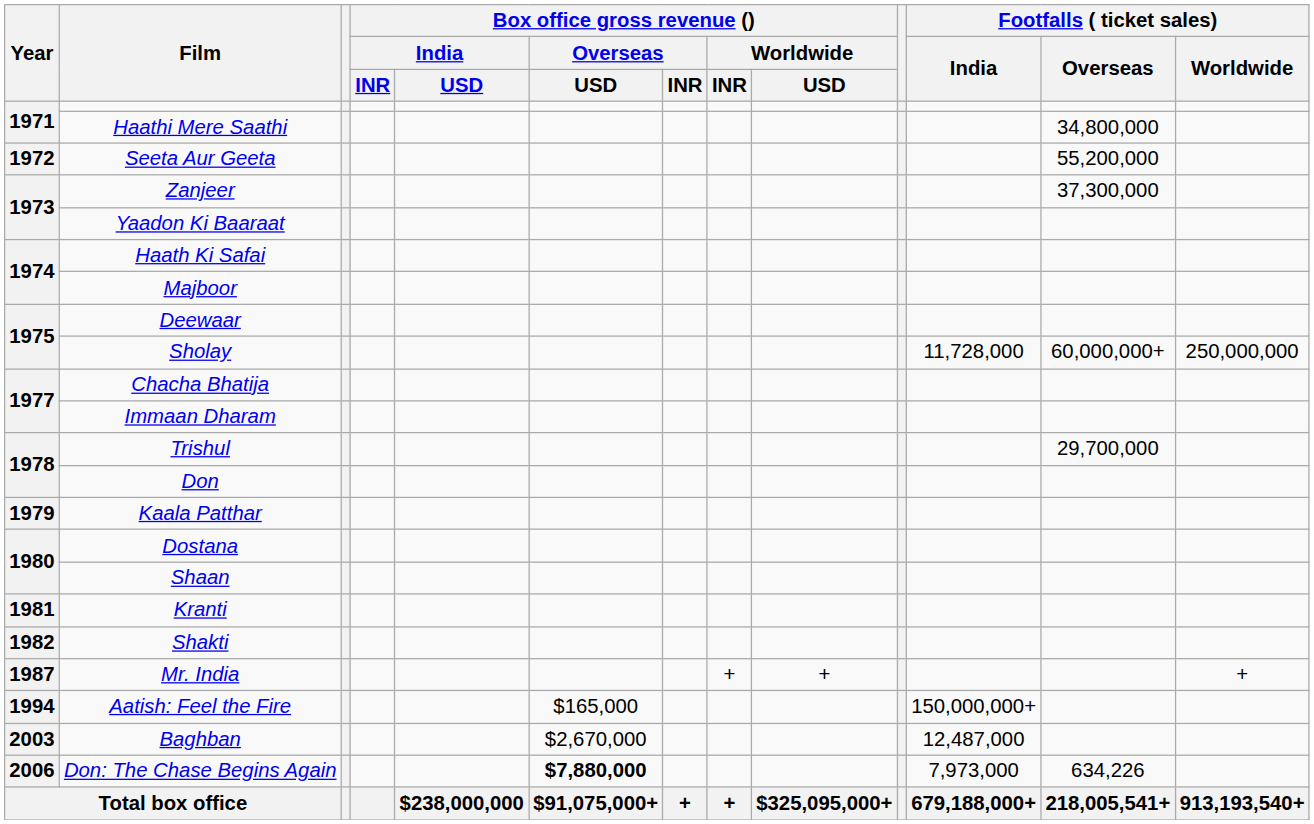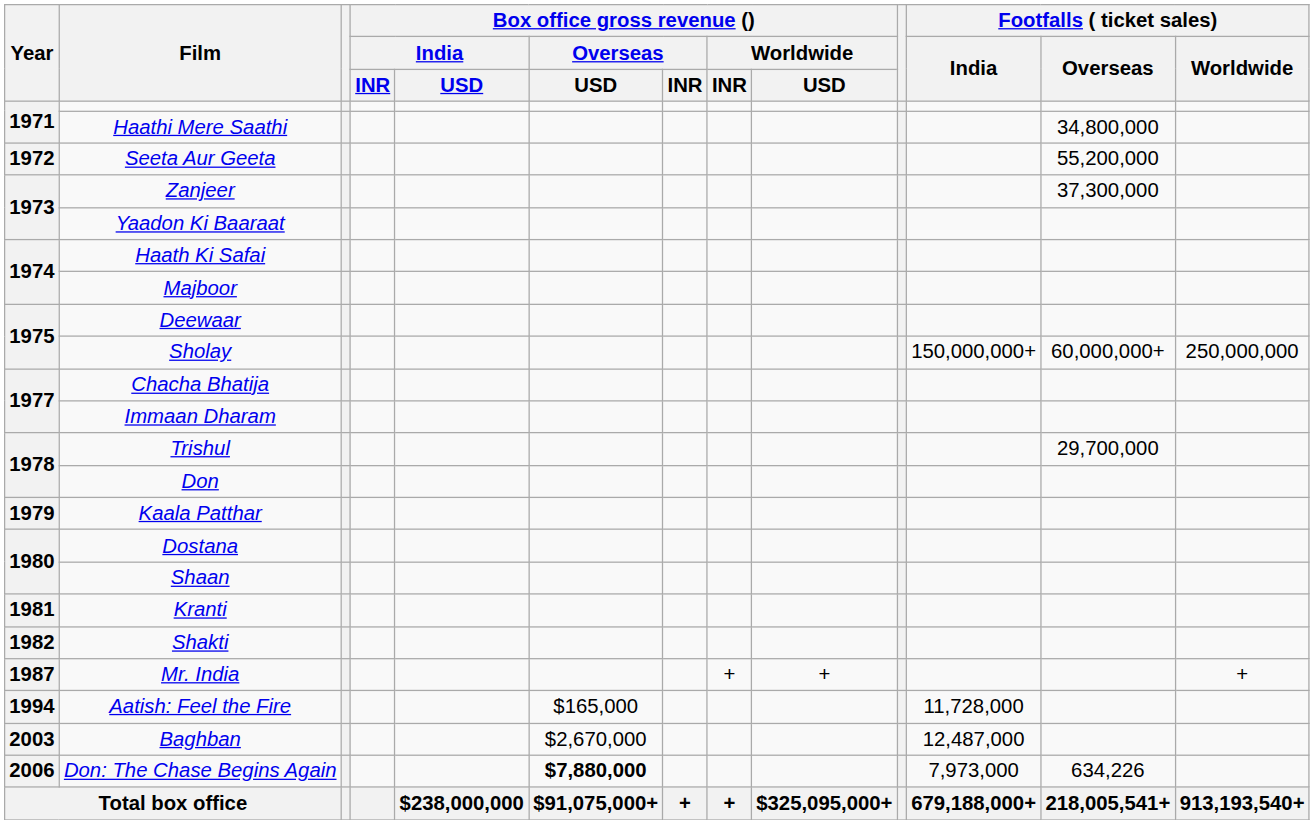(974, 352) 11,728,000 -> (974, 352) 150,000,000+
(974, 706) 150,000,000+ -> (974, 706) 11,728,000
